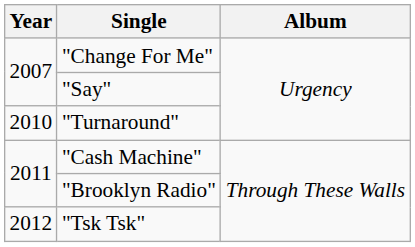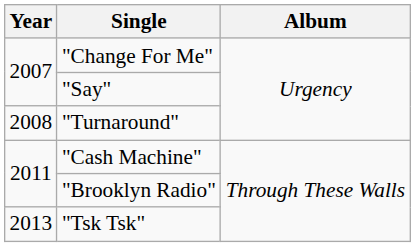(31, 122) 2010 -> (31, 122) 2008
(31, 223) 2012 -> (31, 223) 2013
